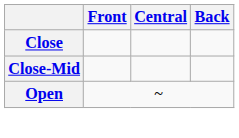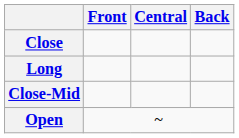+ row: (44, 68)
